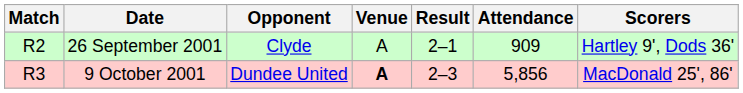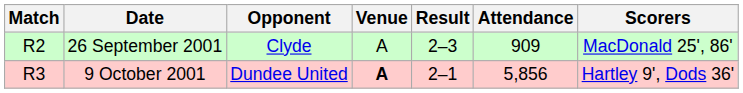(443, 46) 2–1 -> (443, 46) 2–3
(658, 46) Hartley 9', Dods 36' -> (658, 46) MacDonald 25', 86'
(443, 74) 2–3 -> (443, 74) 2–1
(658, 74) MacDonald 25', 86' -> (658, 74) Hartley 9', Dods 36'
